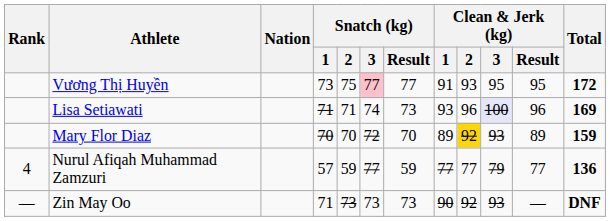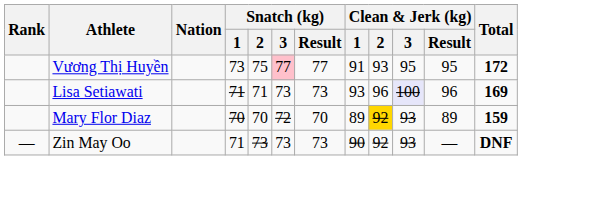(372, 110) 74 -> (283, 92) 73
- row: (135, 169)
